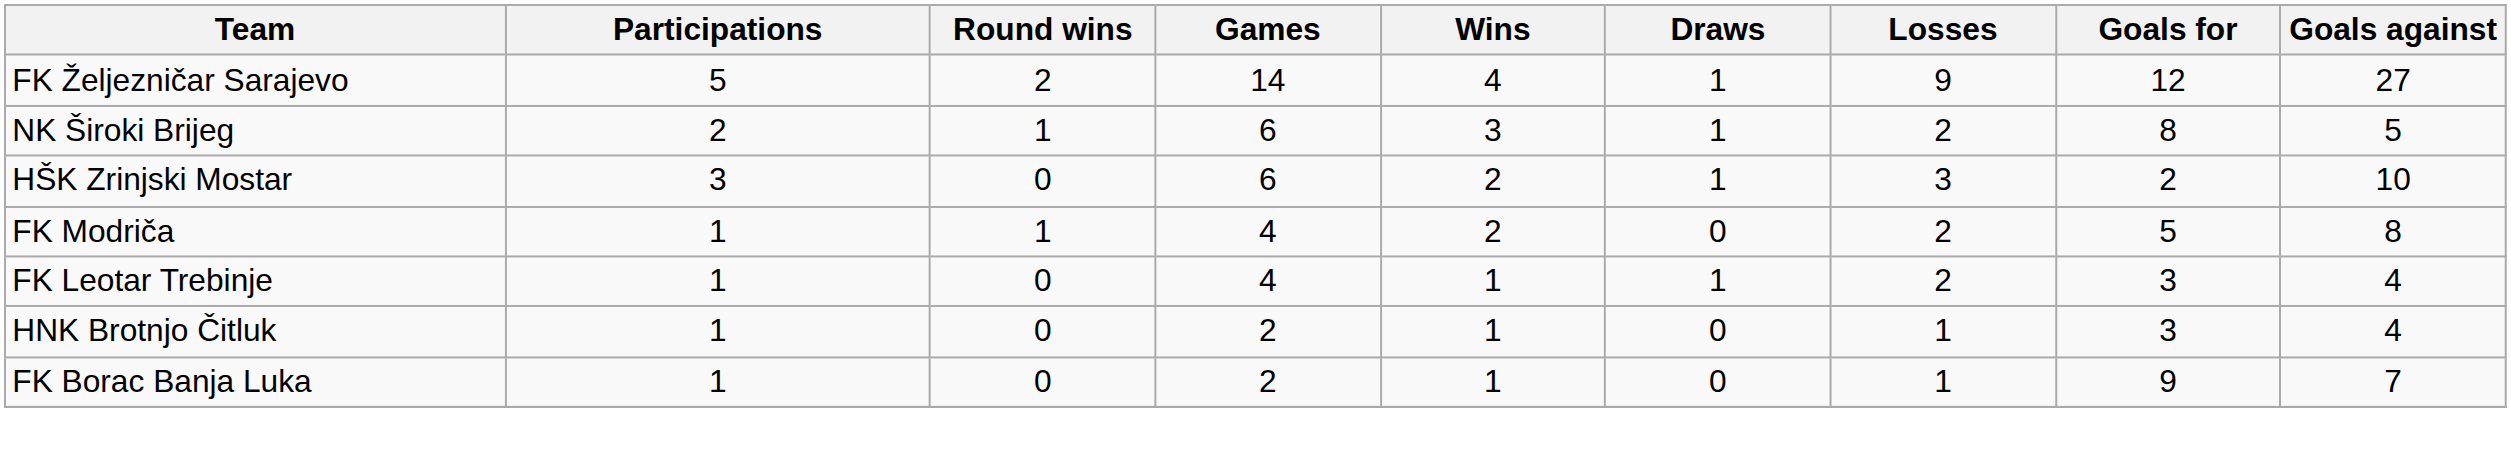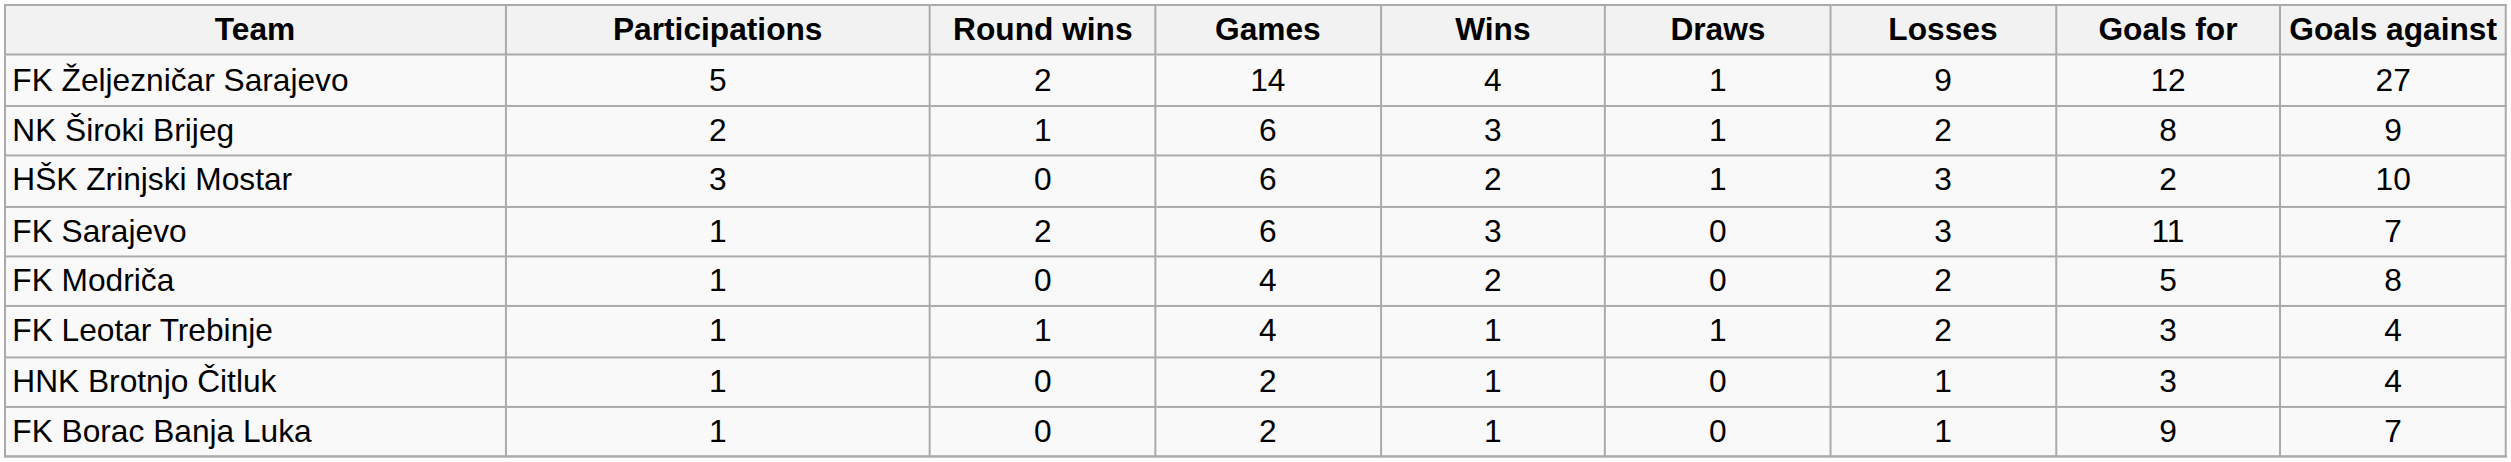(2393, 130) 5 -> (2393, 130) 9
+ row: (99, 230)
(1043, 230) 1 -> (1043, 280) 0
(1043, 280) 0 -> (1043, 331) 1
